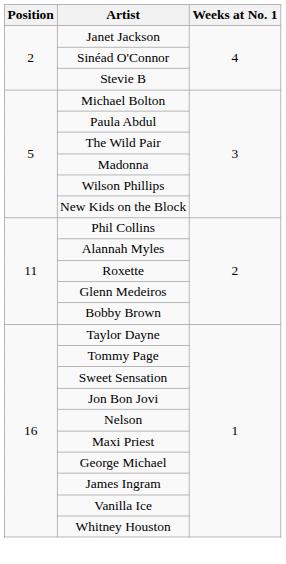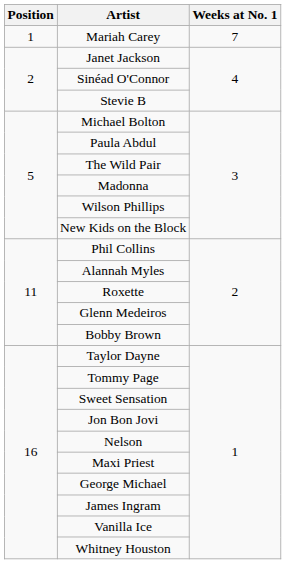+ row: (123, 36)
